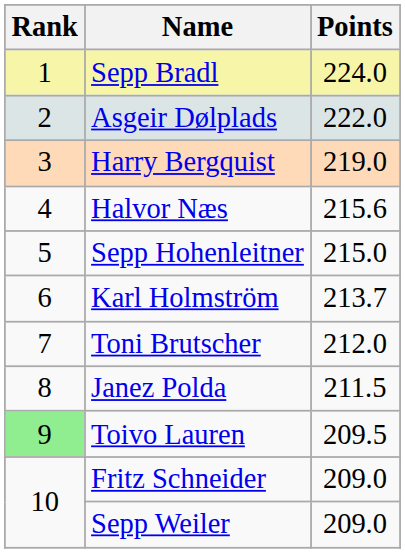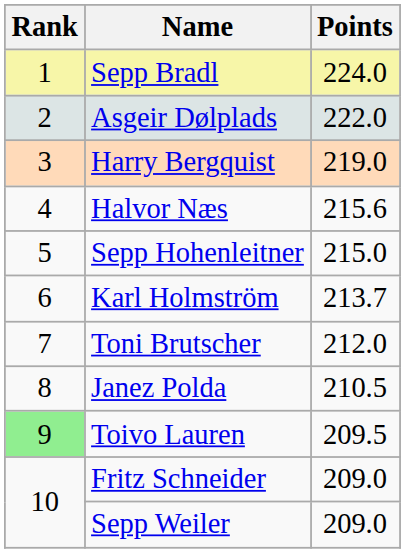(355, 388) 211.5 -> (355, 388) 210.5
